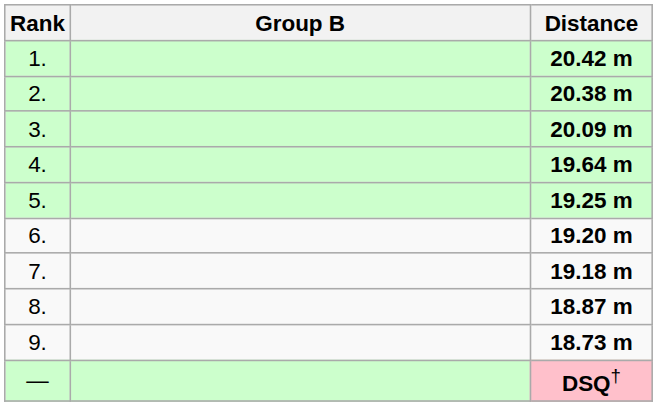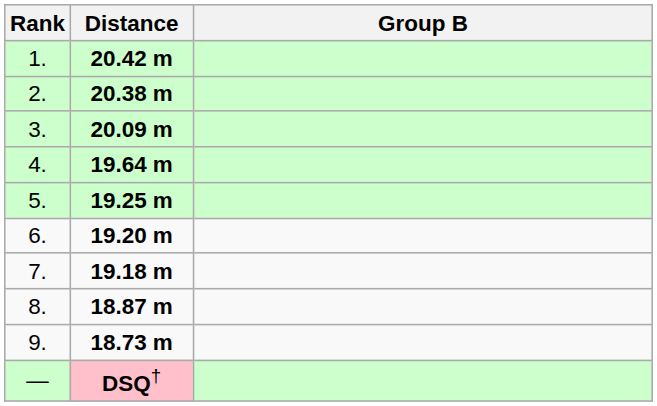columns swapped: (300, 23) <-> (591, 23)
